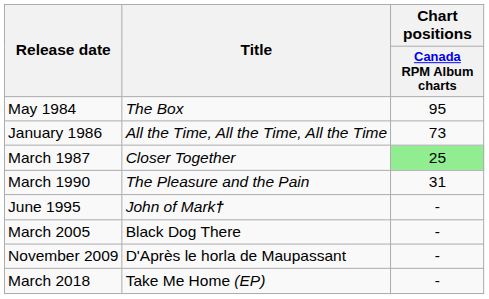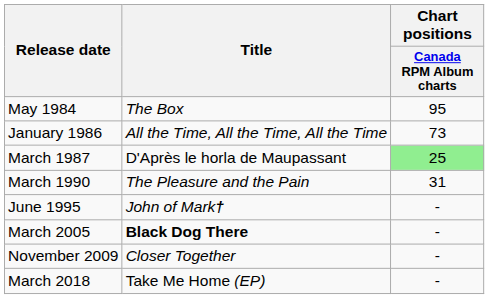(181, 157) Closer Together -> (236, 157) D'Après le horla de Maupassant
(183, 231) normal -> (187, 231) bold
(236, 256) D'Après le horla de Maupassant -> (181, 256) Closer Together
